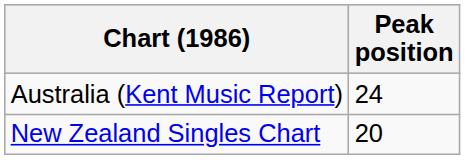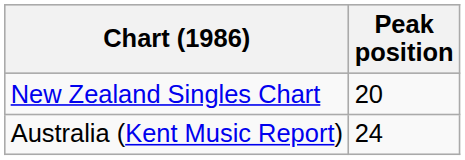rows swapped: (177, 93) <-> (165, 133)
